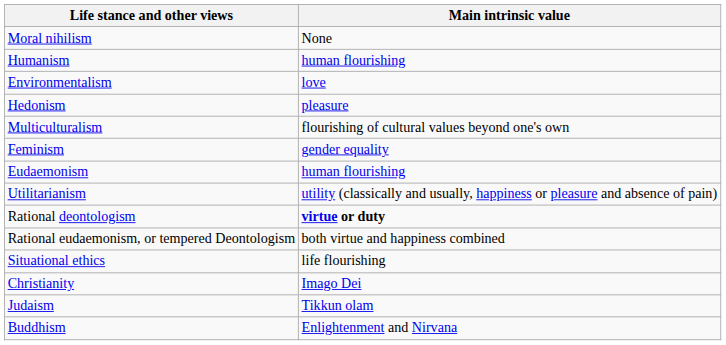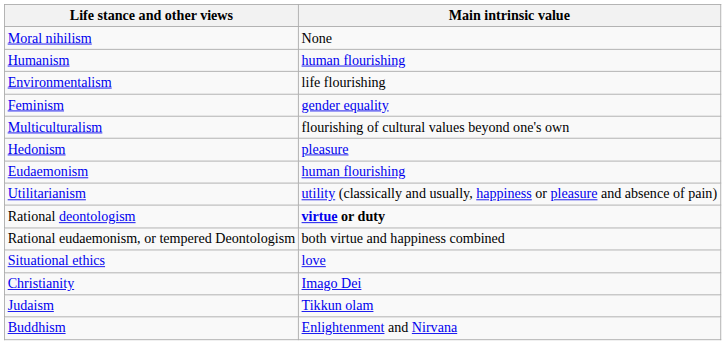(314, 82) love -> (344, 82) life flourishing
rows swapped: (36, 149) <-> (37, 104)
(344, 261) life flourishing -> (314, 261) love
